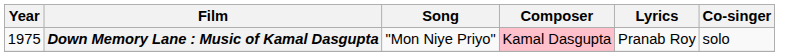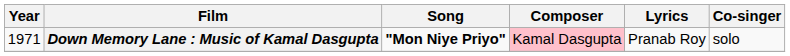(24, 39) 1975 -> (24, 39) 1971
(441, 39) normal -> (446, 39) bold
